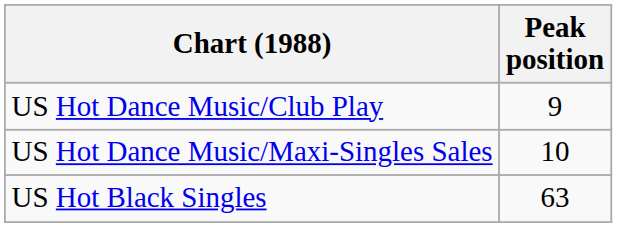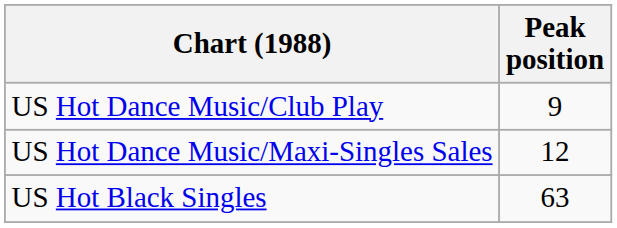(555, 151) 10 -> (555, 151) 12
